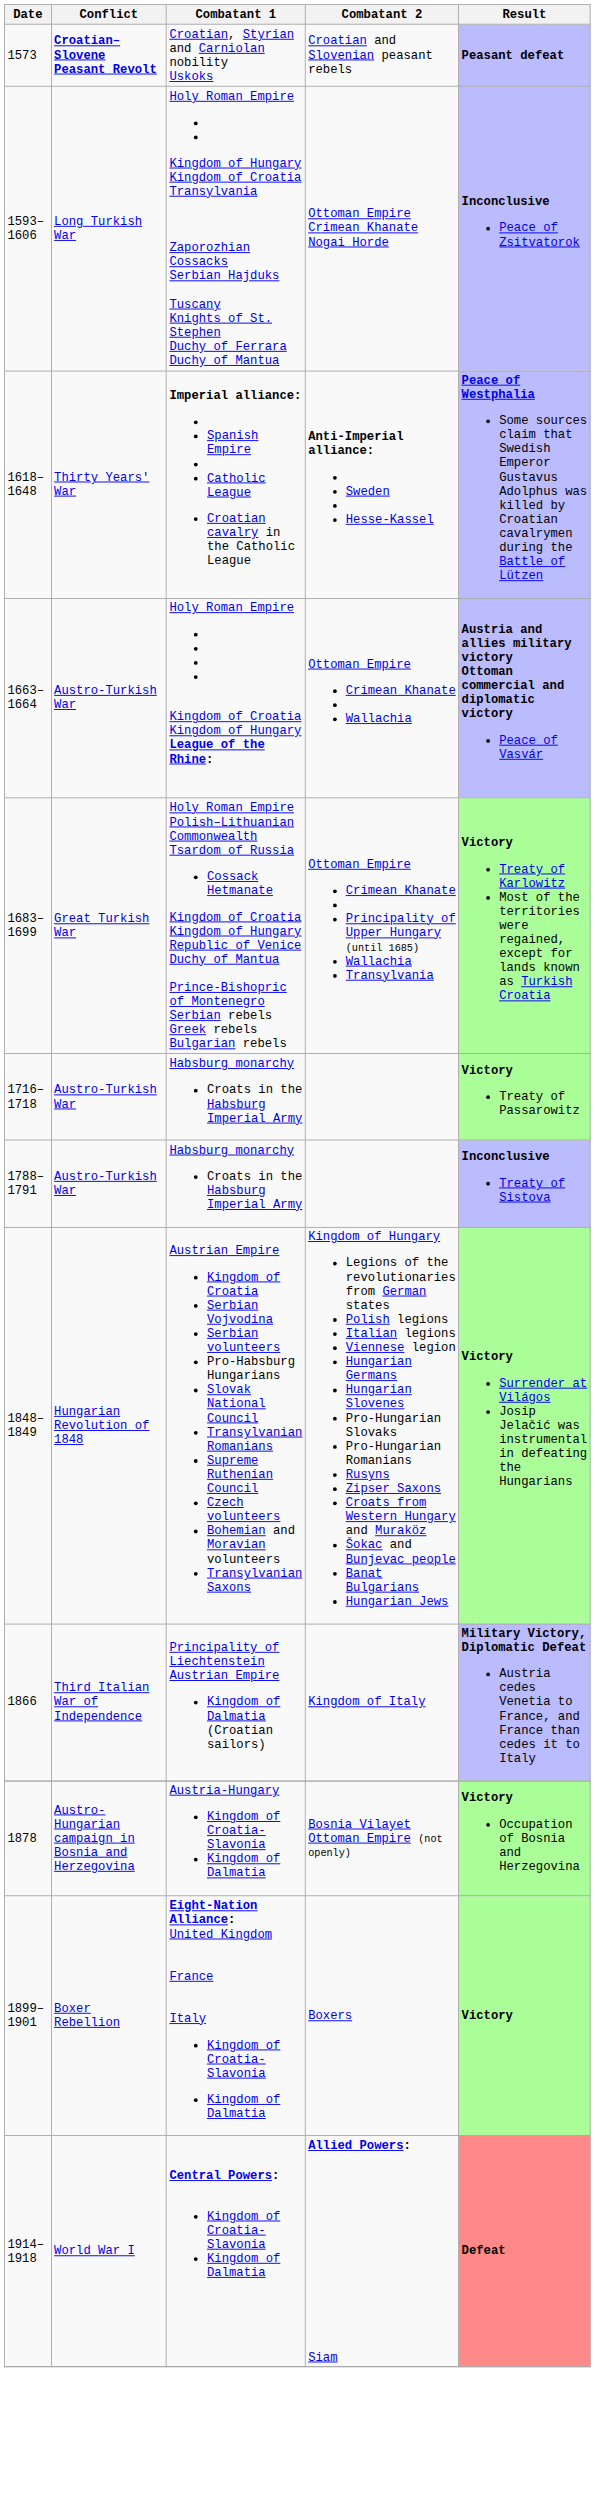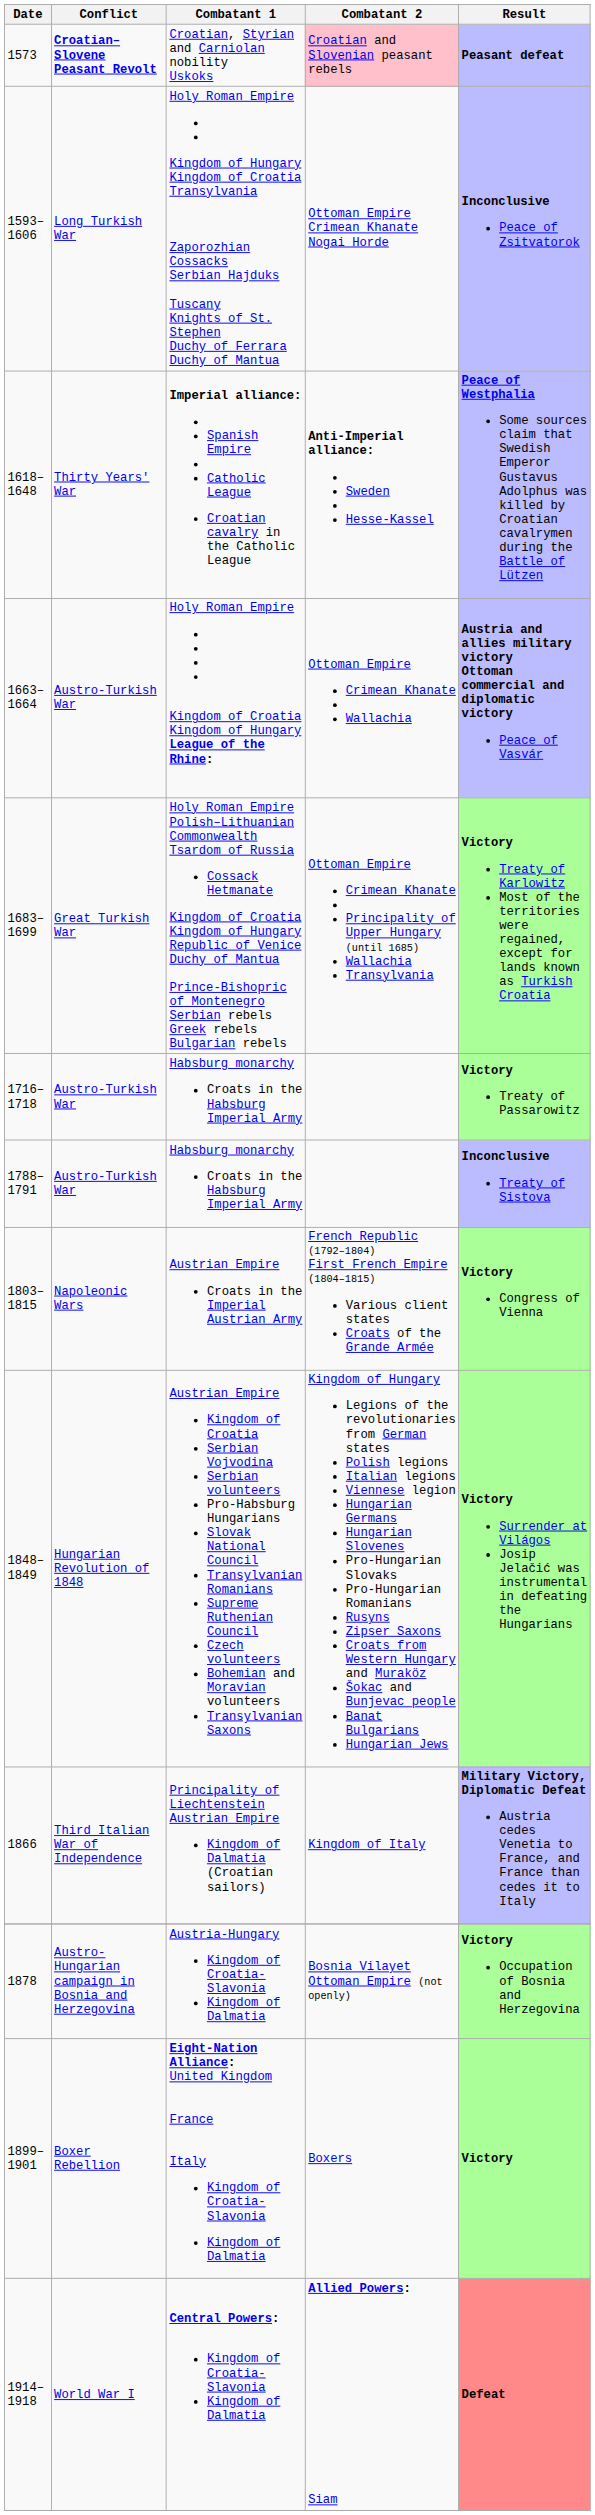(371, 55) no background -> (371, 55) pink background
+ row: (26, 1298)
